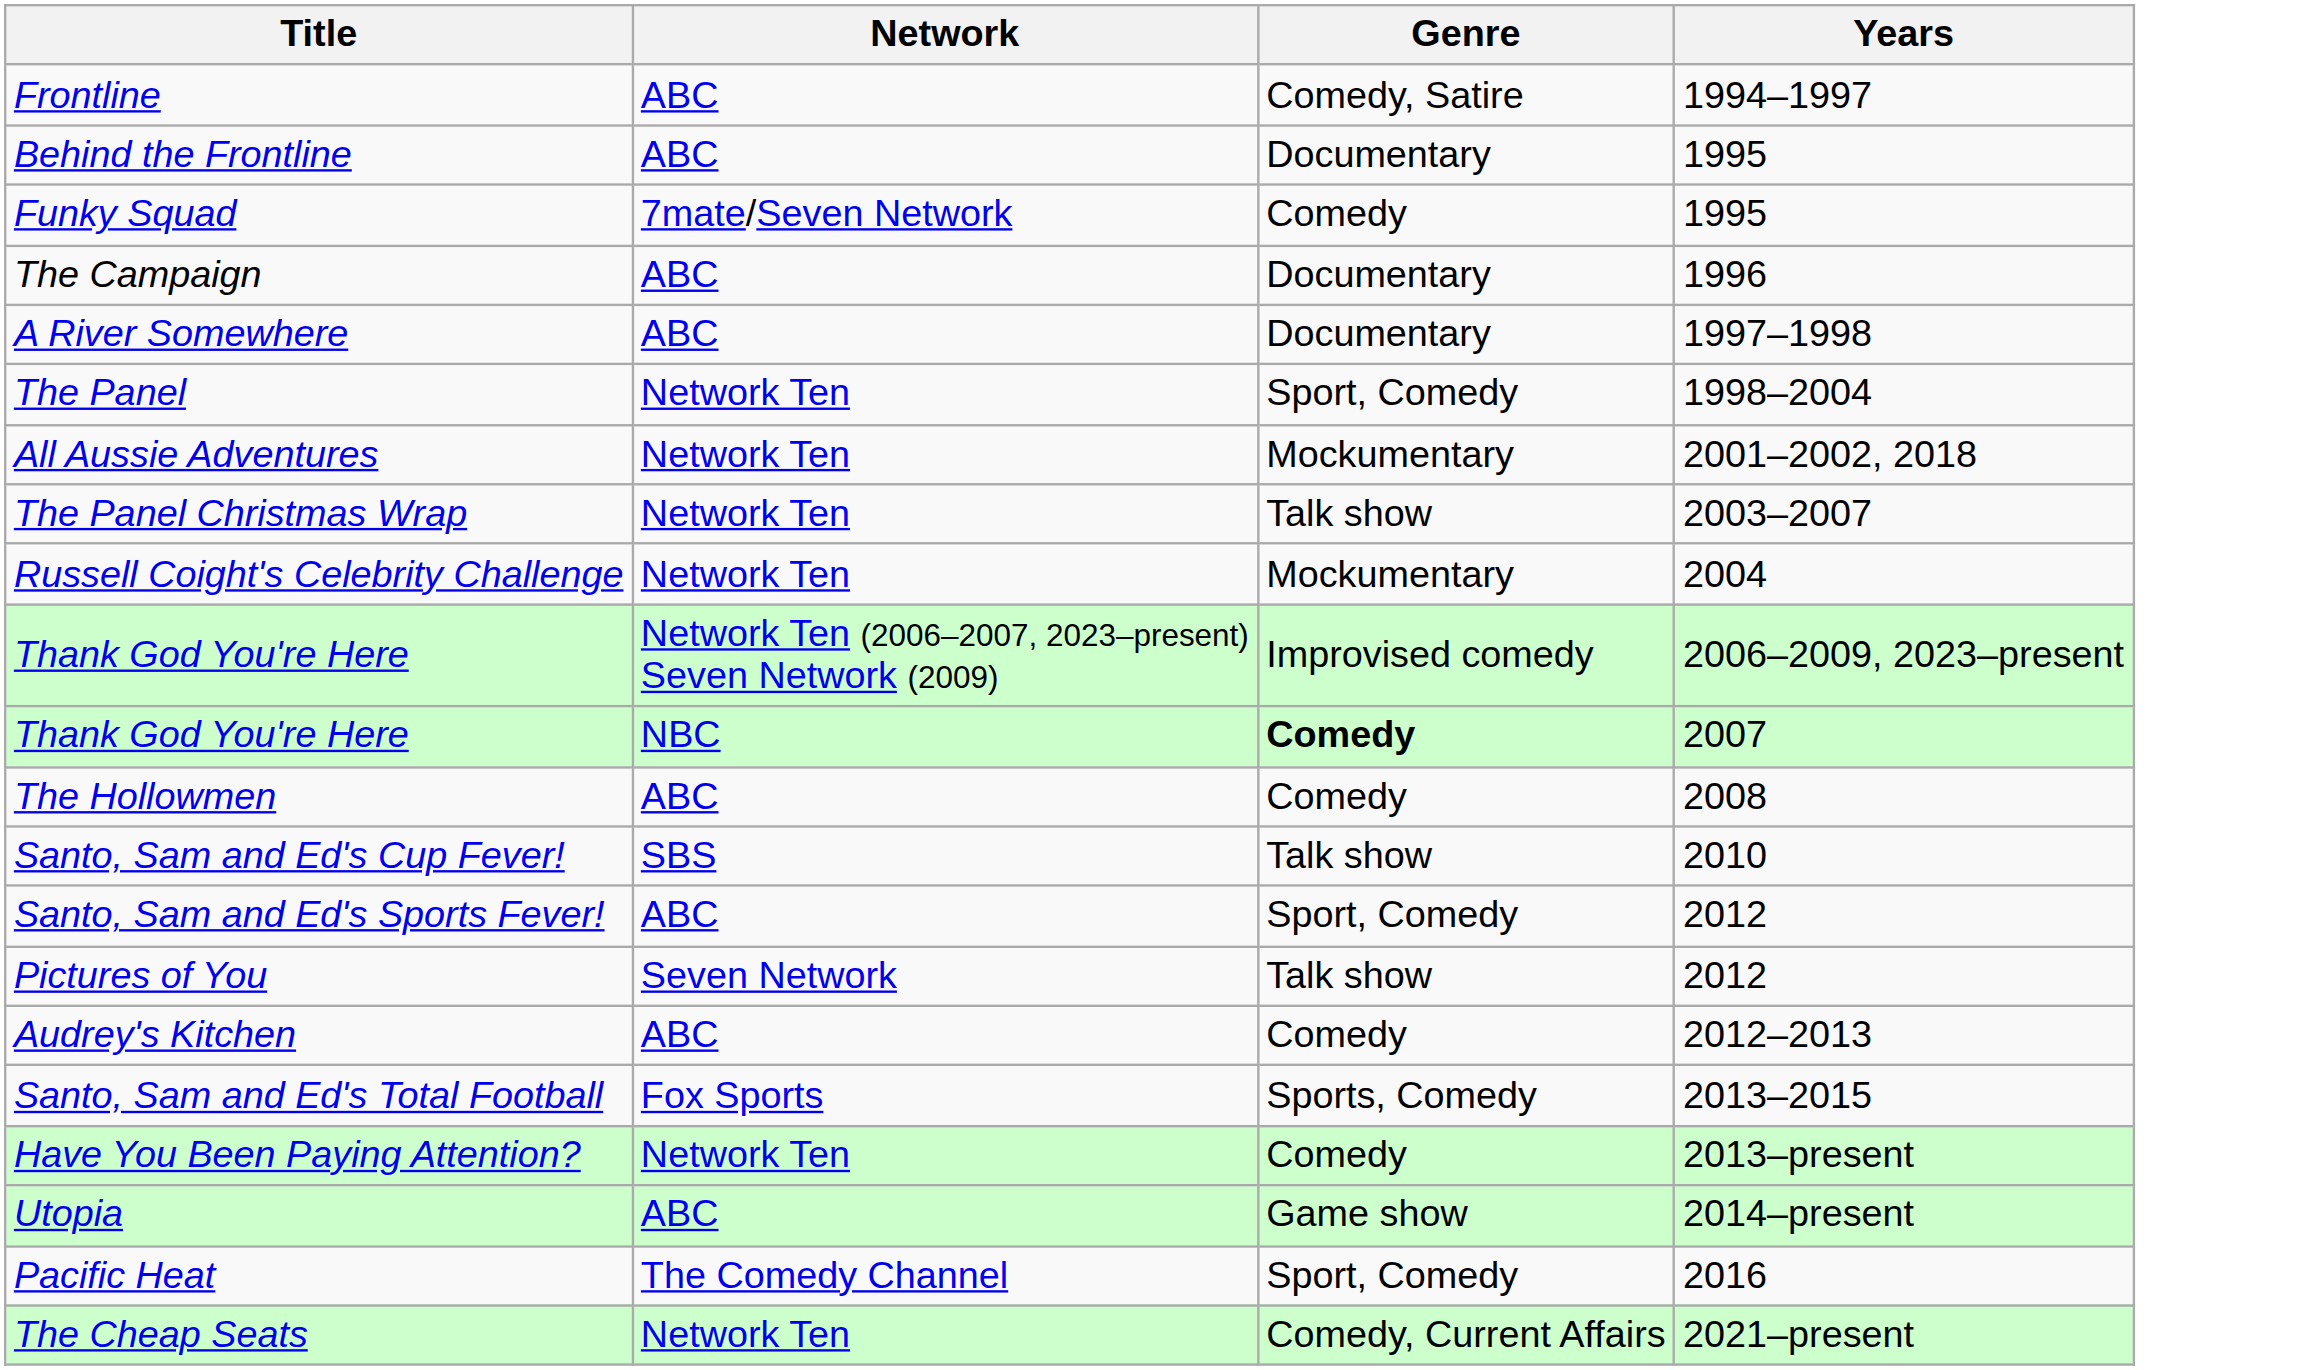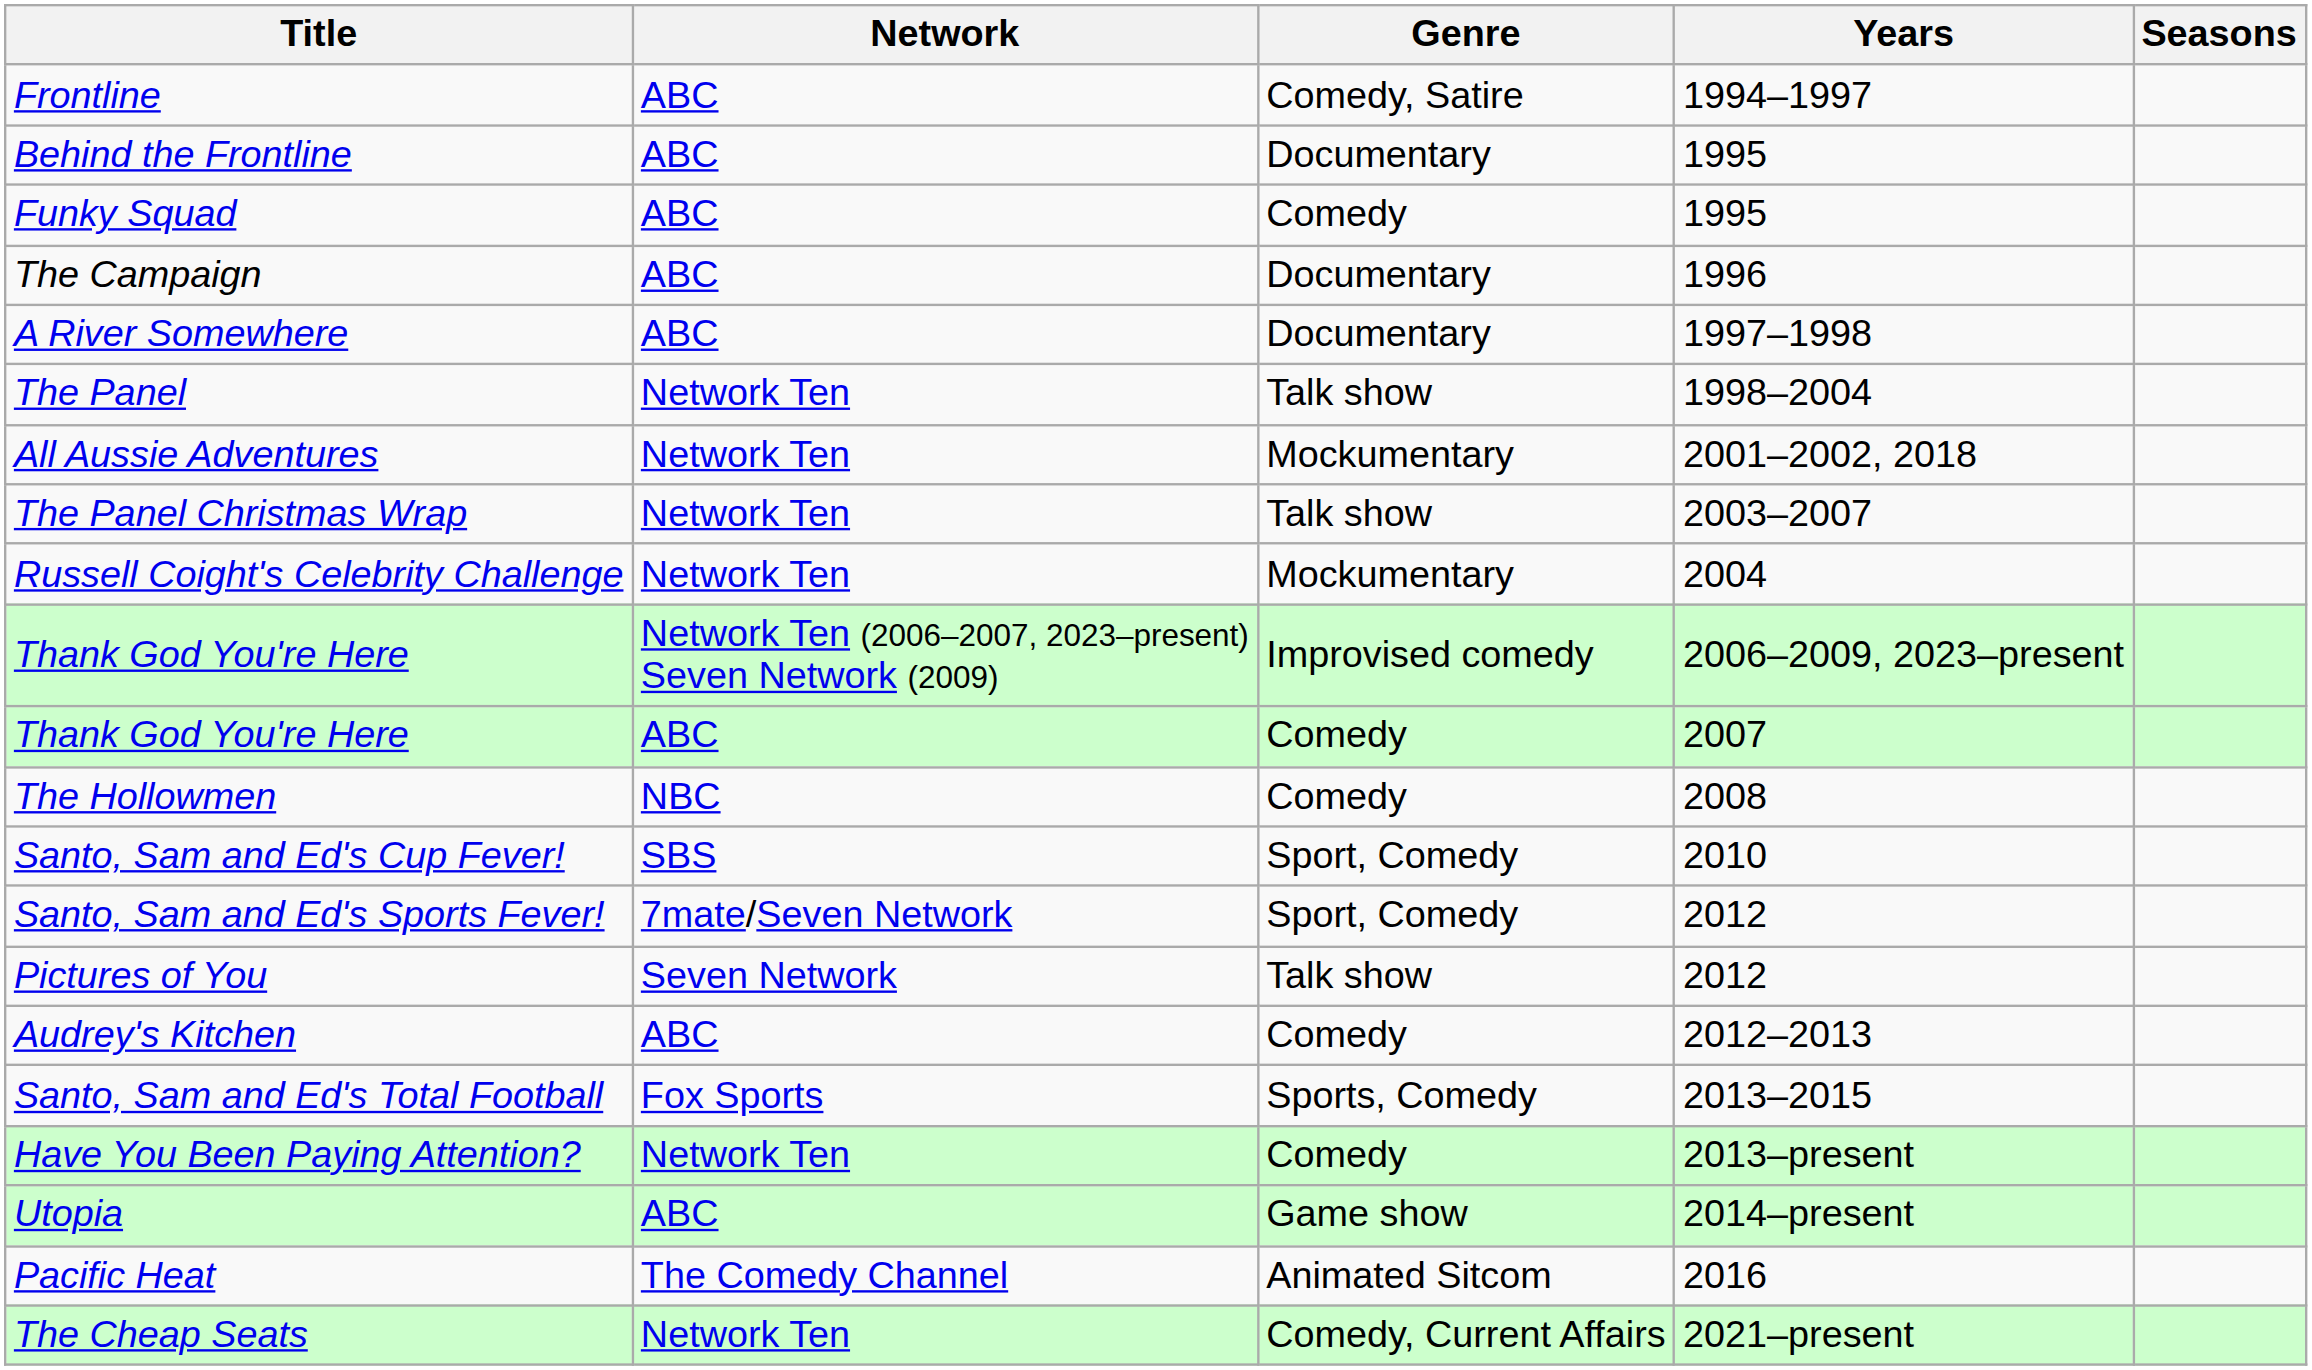+ column: (2219, 34)
(827, 214) 7mate/Seven Network -> (680, 214) ABC
(1392, 393) Sport, Comedy -> (1349, 393) Talk show
(681, 735) NBC -> (680, 735) ABC
(1341, 735) bold -> (1337, 735) normal
(680, 795) ABC -> (681, 795) NBC
(1349, 855) Talk show -> (1392, 855) Sport, Comedy
(680, 915) ABC -> (827, 915) 7mate/Seven Network
(1392, 1274) Sport, Comedy -> (1409, 1274) Animated Sitcom
